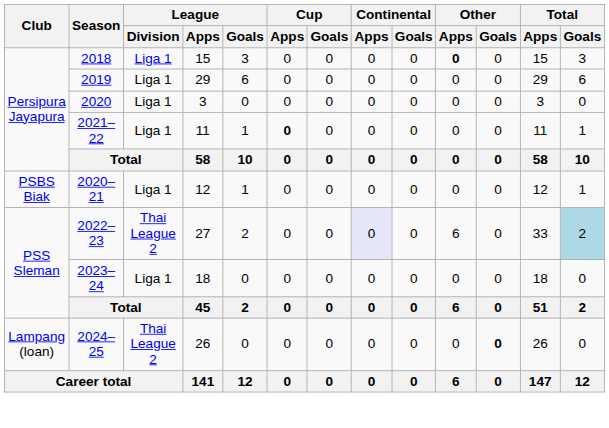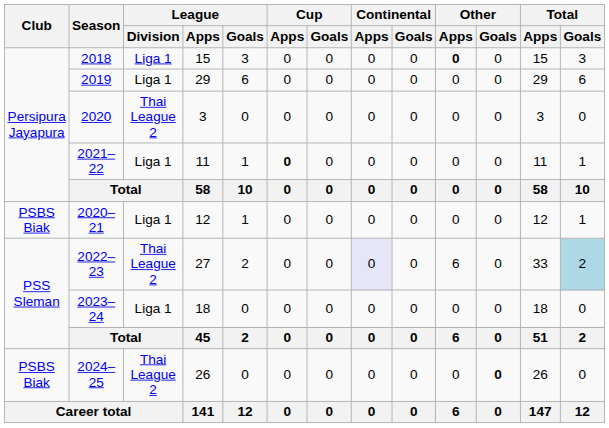(153, 101) Liga 1 -> (153, 116) Thai League 2
(37, 344) Lampang (loan) -> (37, 374) PSBS Biak
